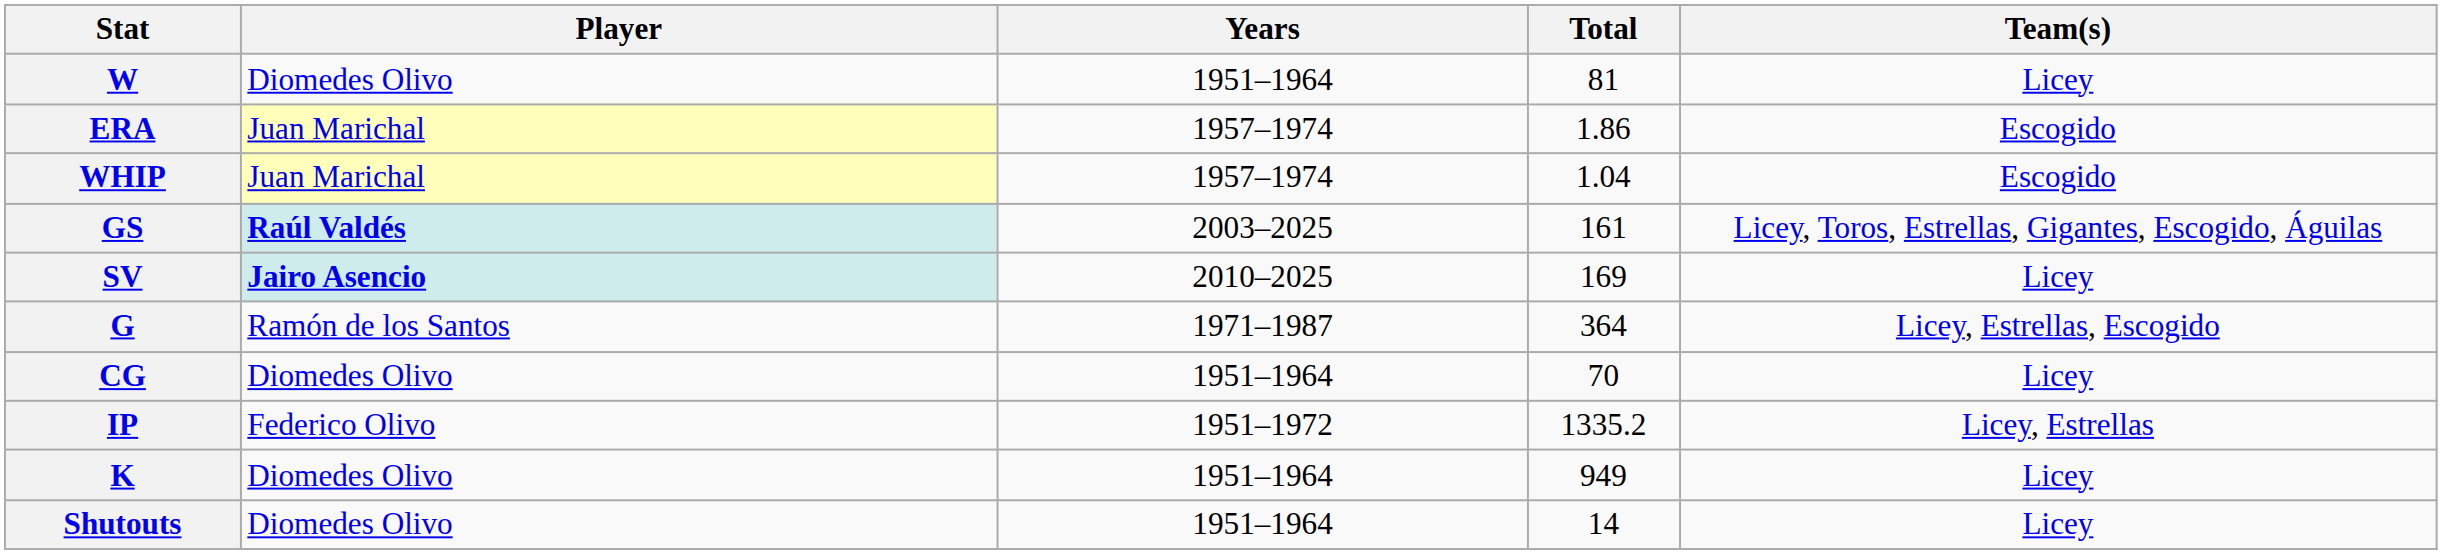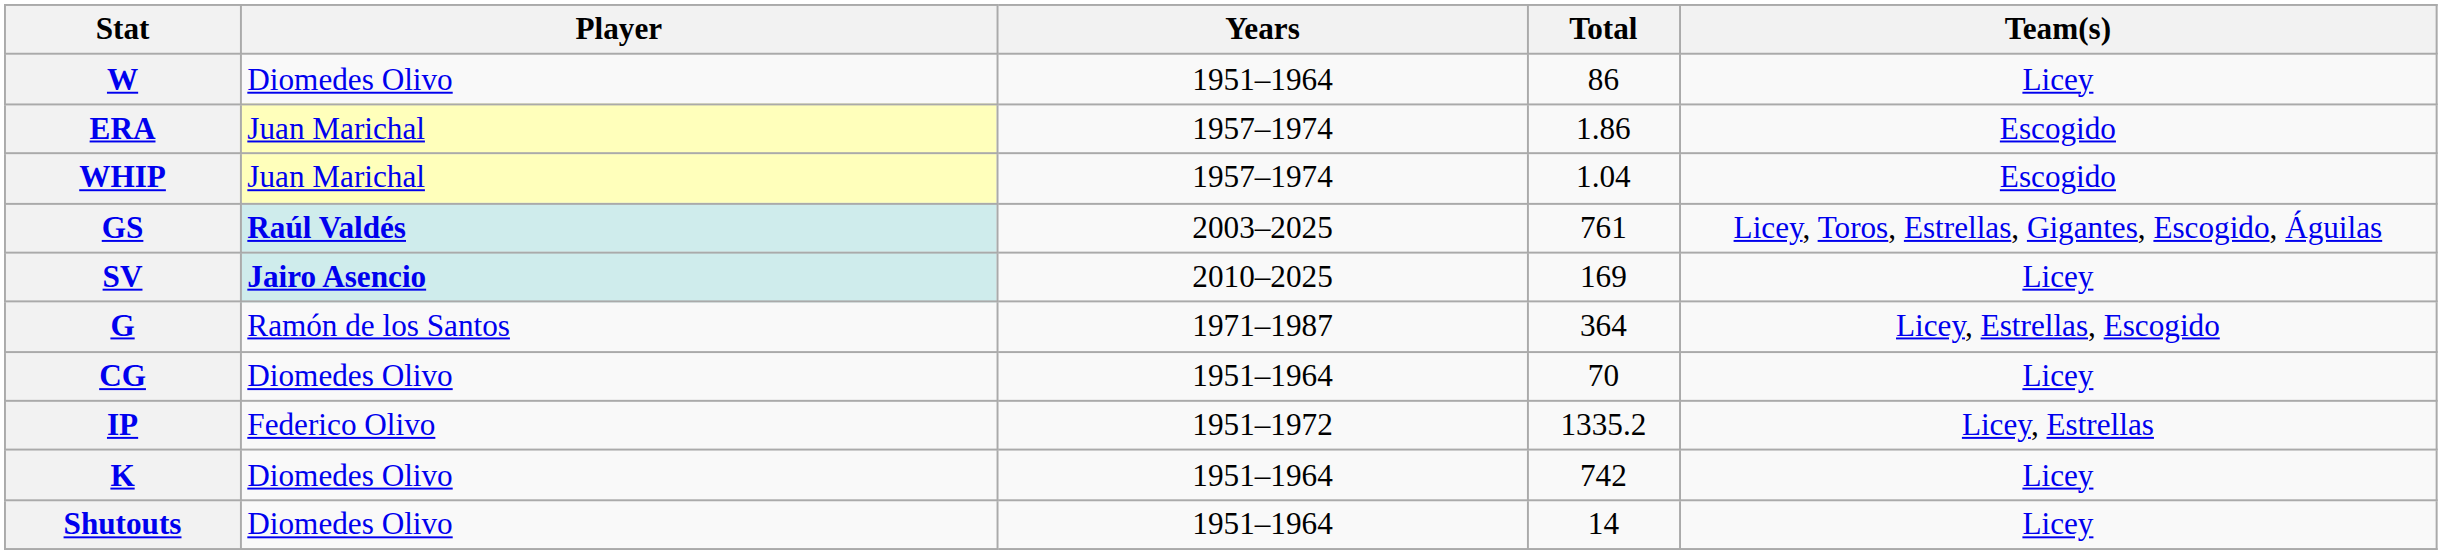(1603, 78) 81 -> (1603, 78) 86
(1603, 227) 161 -> (1603, 227) 761
(1603, 474) 949 -> (1603, 474) 742
